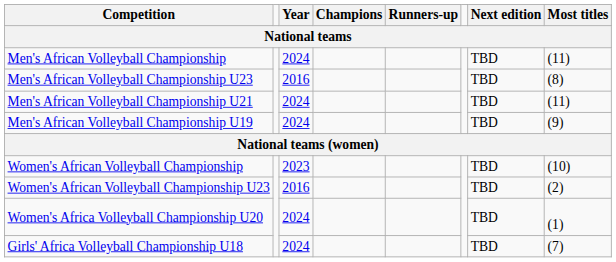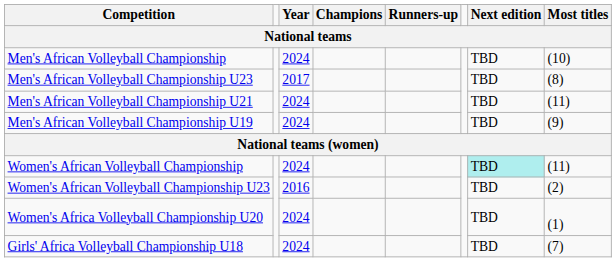(559, 58) (11) -> (559, 58) (10)
(296, 79) 2016 -> (296, 79) 2017
(296, 166) 2023 -> (296, 166) 2024
(484, 166) no background -> (484, 166) paleturquoise background
(559, 166) (10) -> (559, 166) (11)
